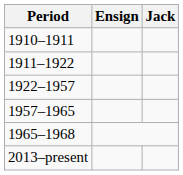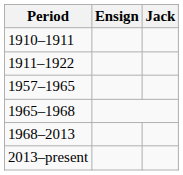- row: (41, 87)
+ row: (41, 134)
